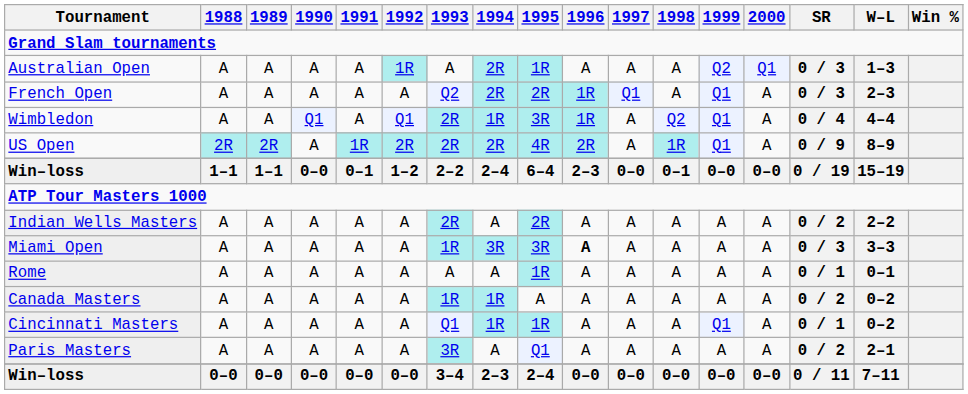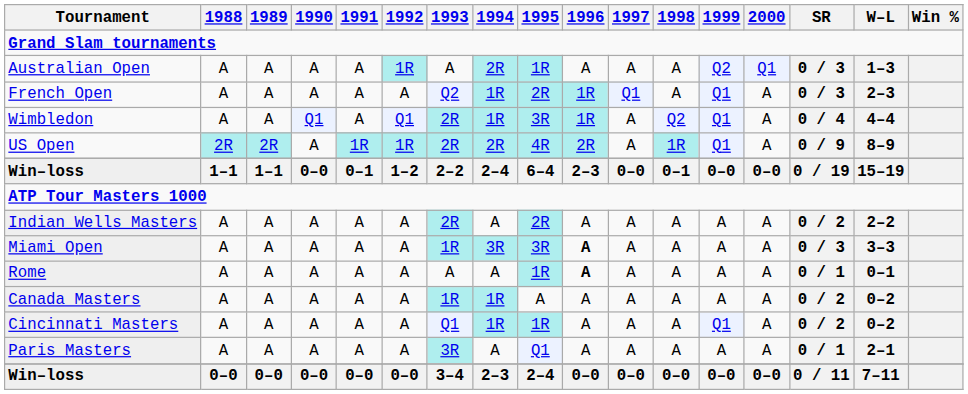(495, 94) 2R -> (495, 94) 1R
(405, 146) 2R -> (405, 146) 1R
(586, 274) normal -> (586, 274) bold
(821, 325) 0 / 1 -> (821, 325) 0 / 2
(821, 351) 0 / 2 -> (821, 351) 0 / 1
